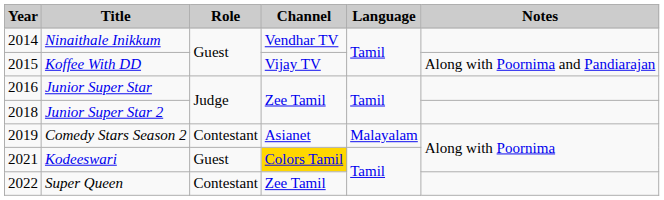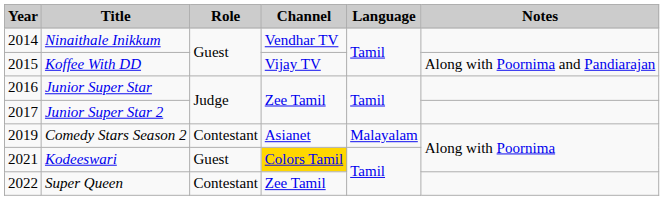(23, 111) 2018 -> (23, 111) 2017
